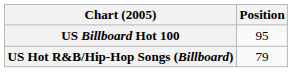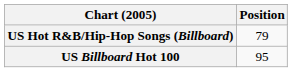rows swapped: (120, 35) <-> (120, 56)
